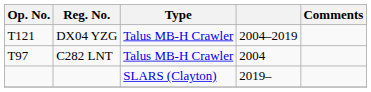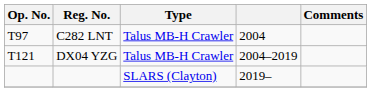rows swapped: (18, 55) <-> (21, 35)
